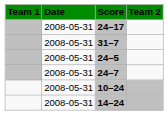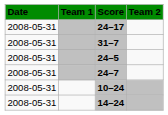columns swapped: (55, 12) <-> (24, 12)
